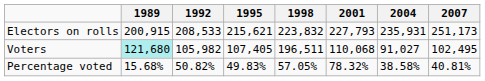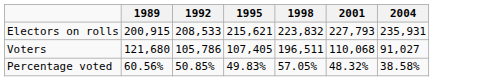- column: (454, 13)
(147, 49) paleturquoise background -> (147, 49) no background
(198, 49) 105,982 -> (198, 49) 105,786
(144, 67) 15.68% -> (144, 67) 60.56%
(195, 67) 50.82% -> (195, 67) 50.85%
(349, 67) 78.32% -> (349, 67) 48.32%
